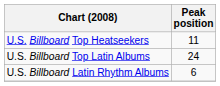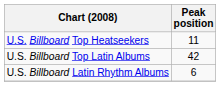(194, 56) 24 -> (194, 56) 42
